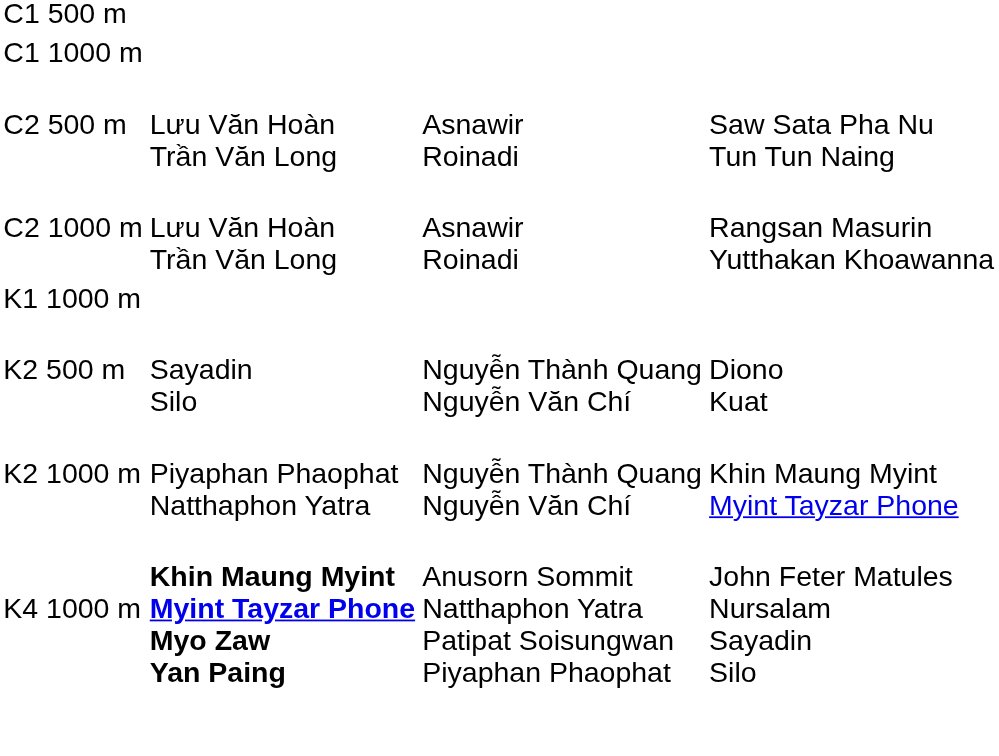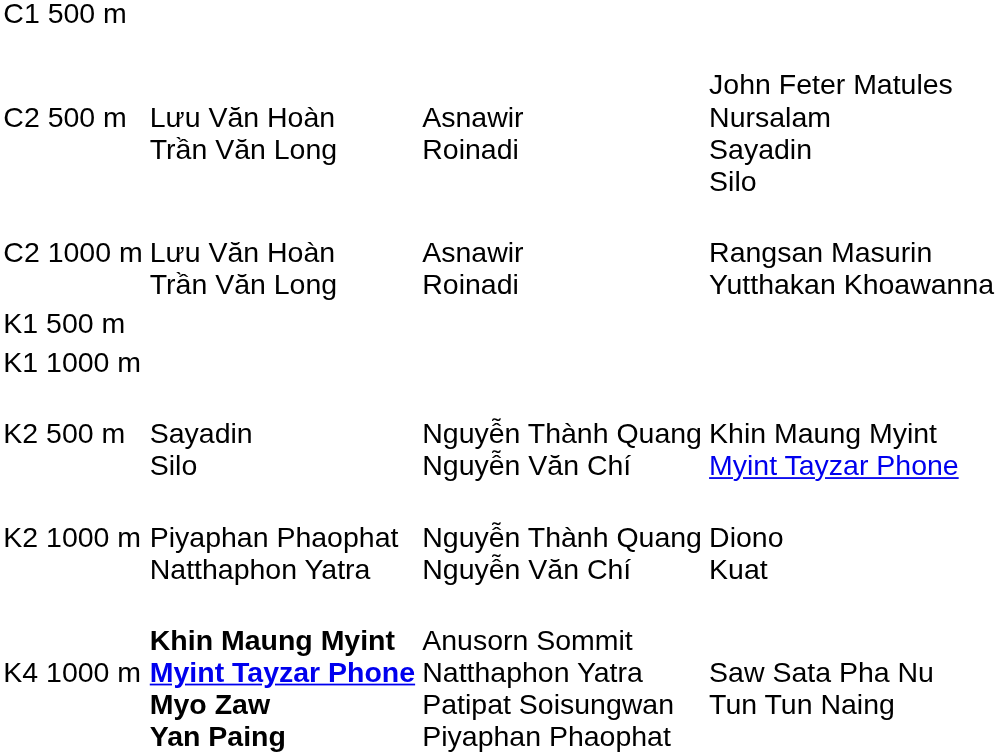- row: (73, 53)
(821, 140) Saw Sata Pha Nu Tun Tun Naing -> (831, 133) John Feter Matules Nursalam Sayadin Silo
+ row: (64, 323)
(746, 385) Diono Kuat -> (834, 450) Khin Maung Myint Myint Tayzar Phone
(834, 489) Khin Maung Myint Myint Tayzar Phone -> (746, 553) Diono Kuat
(831, 624) John Feter Matules Nursalam Sayadin Silo -> (821, 688) Saw Sata Pha Nu Tun Tun Naing
